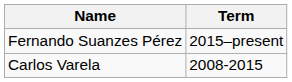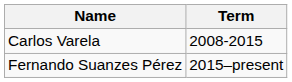rows swapped: (54, 65) <-> (95, 41)
